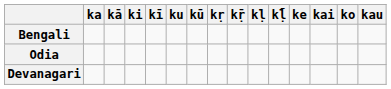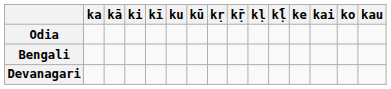rows swapped: (44, 34) <-> (44, 54)
